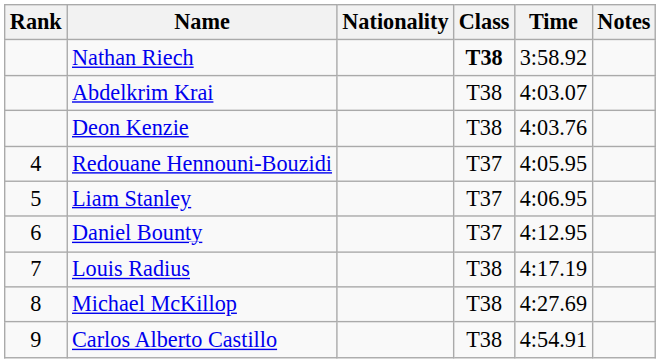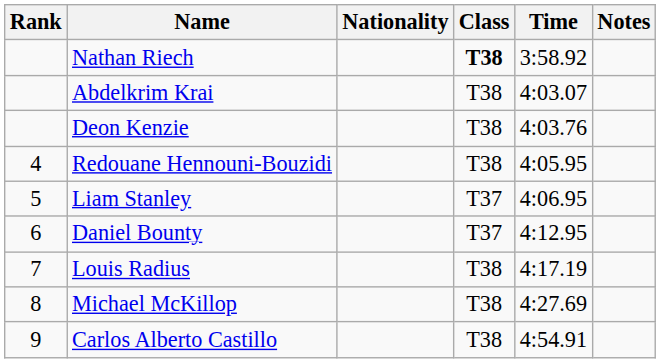(484, 163) T37 -> (484, 163) T38
